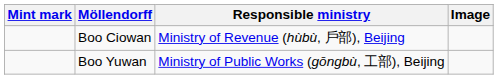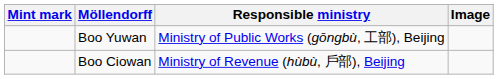rows swapped: (115, 38) <-> (112, 62)
